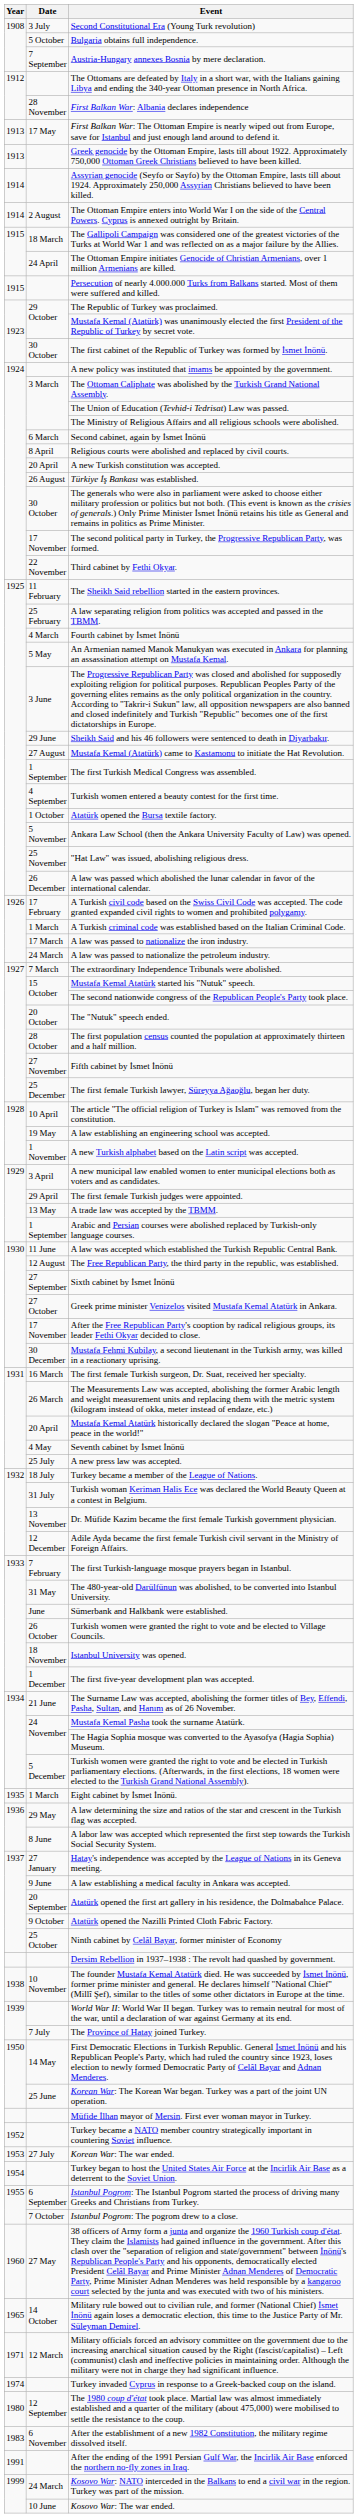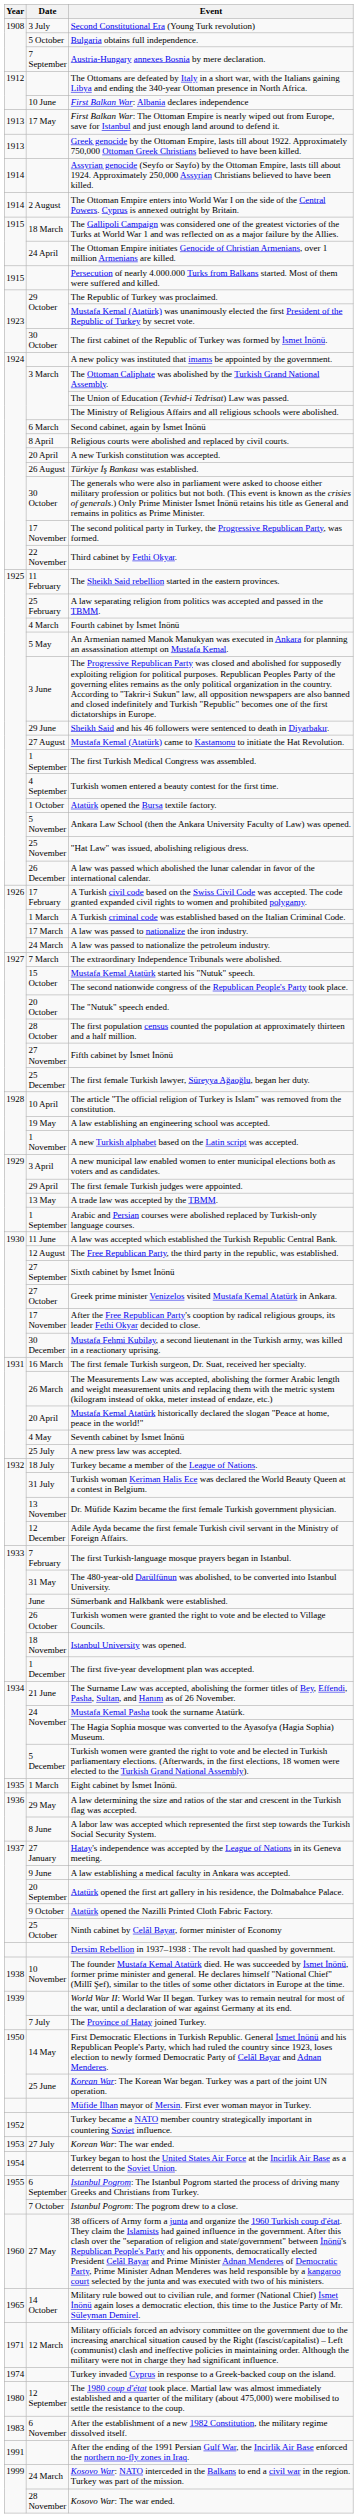(47, 107) 28 November -> (42, 102) 10 June
(42, 2506) 10 June -> (47, 2501) 28 November
